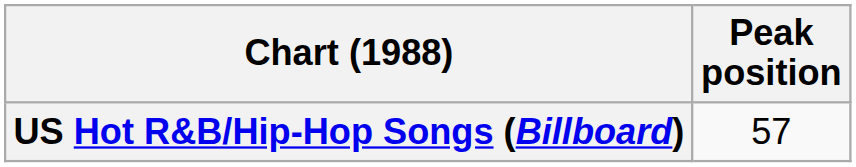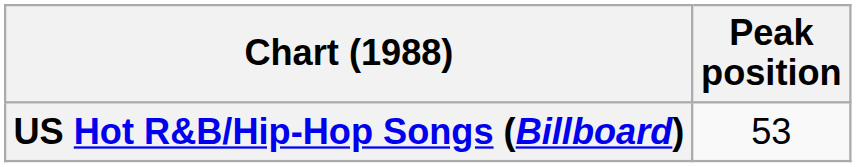(771, 131) 57 -> (771, 131) 53
